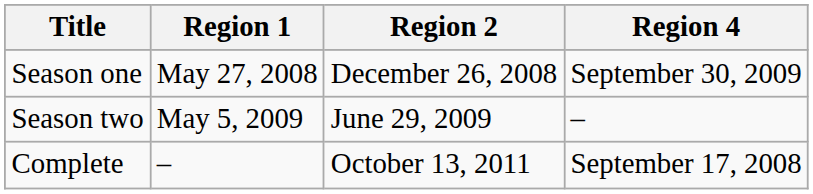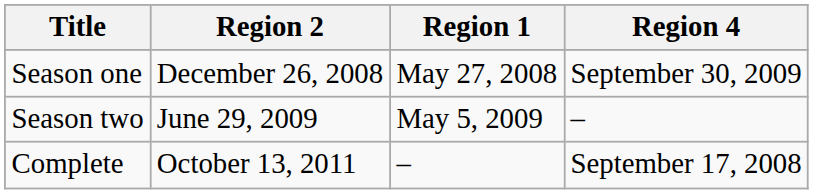columns swapped: (237, 27) <-> (444, 27)
